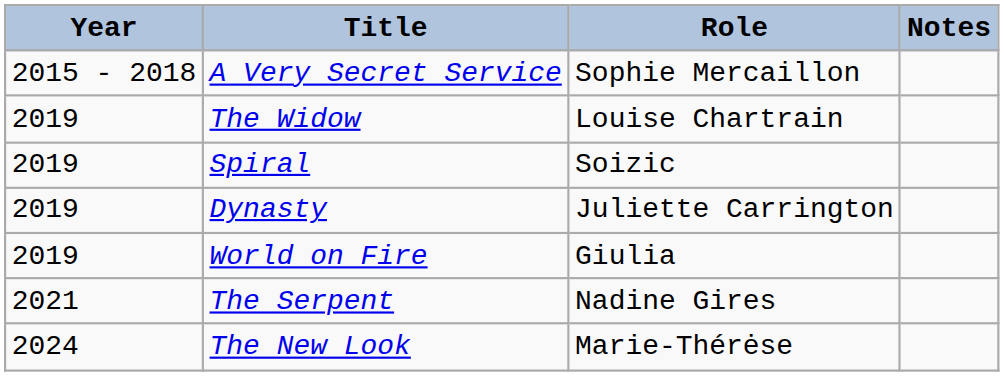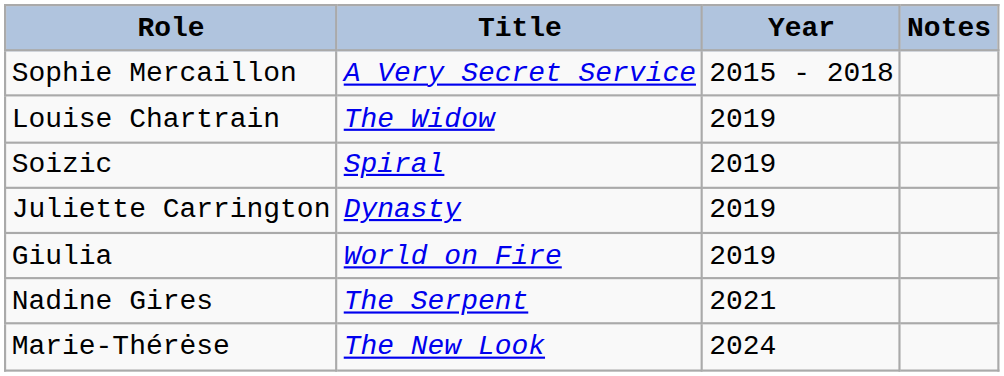columns swapped: (104, 28) <-> (734, 28)
